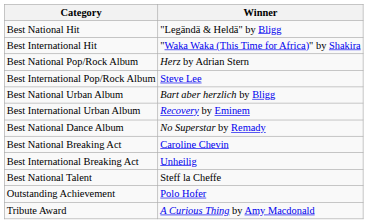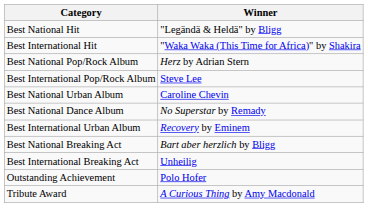(218, 95) Bart aber herzlich by Bligg -> (195, 95) Caroline Chevin
rows swapped: (74, 111) <-> (65, 128)
(195, 144) Caroline Chevin -> (218, 144) Bart aber herzlich by Bligg
- row: (49, 177)
